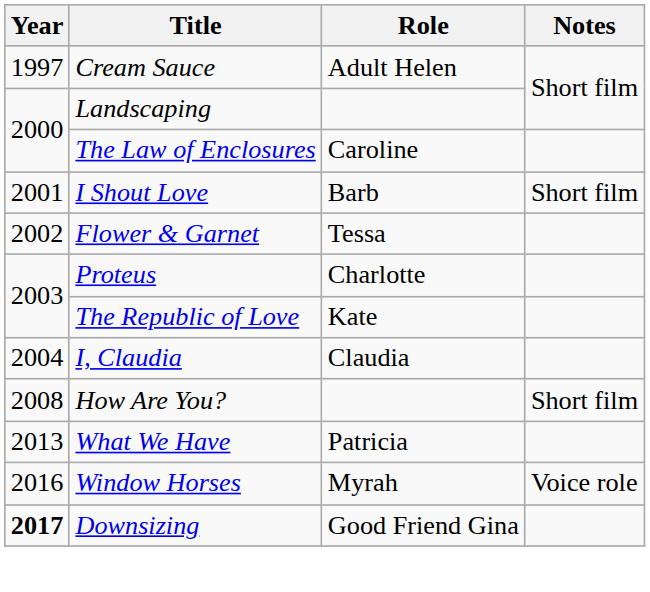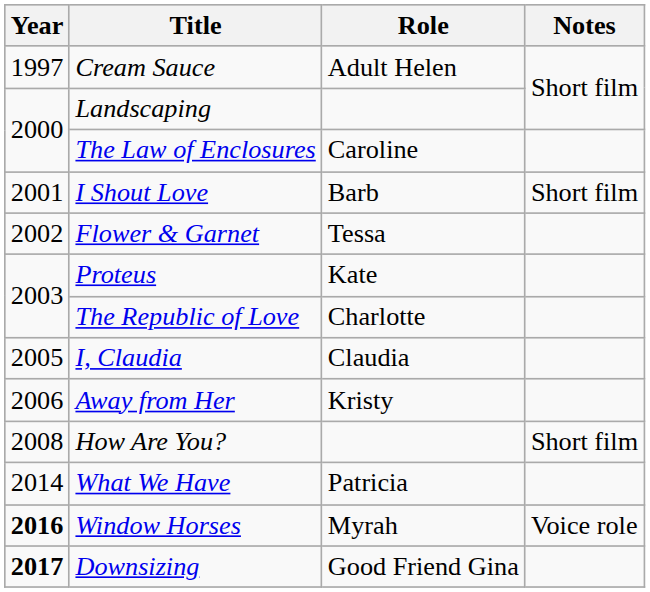(377, 274) Charlotte -> (353, 274) Kate
(353, 316) Kate -> (377, 316) Charlotte
(37, 358) 2004 -> (37, 358) 2005
+ row: (155, 399)
(37, 441) 2013 -> (37, 483) 2014
(37, 483) normal -> (37, 524) bold
